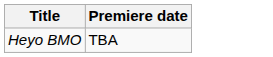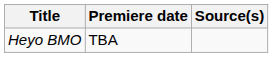+ column: (230, 16)
